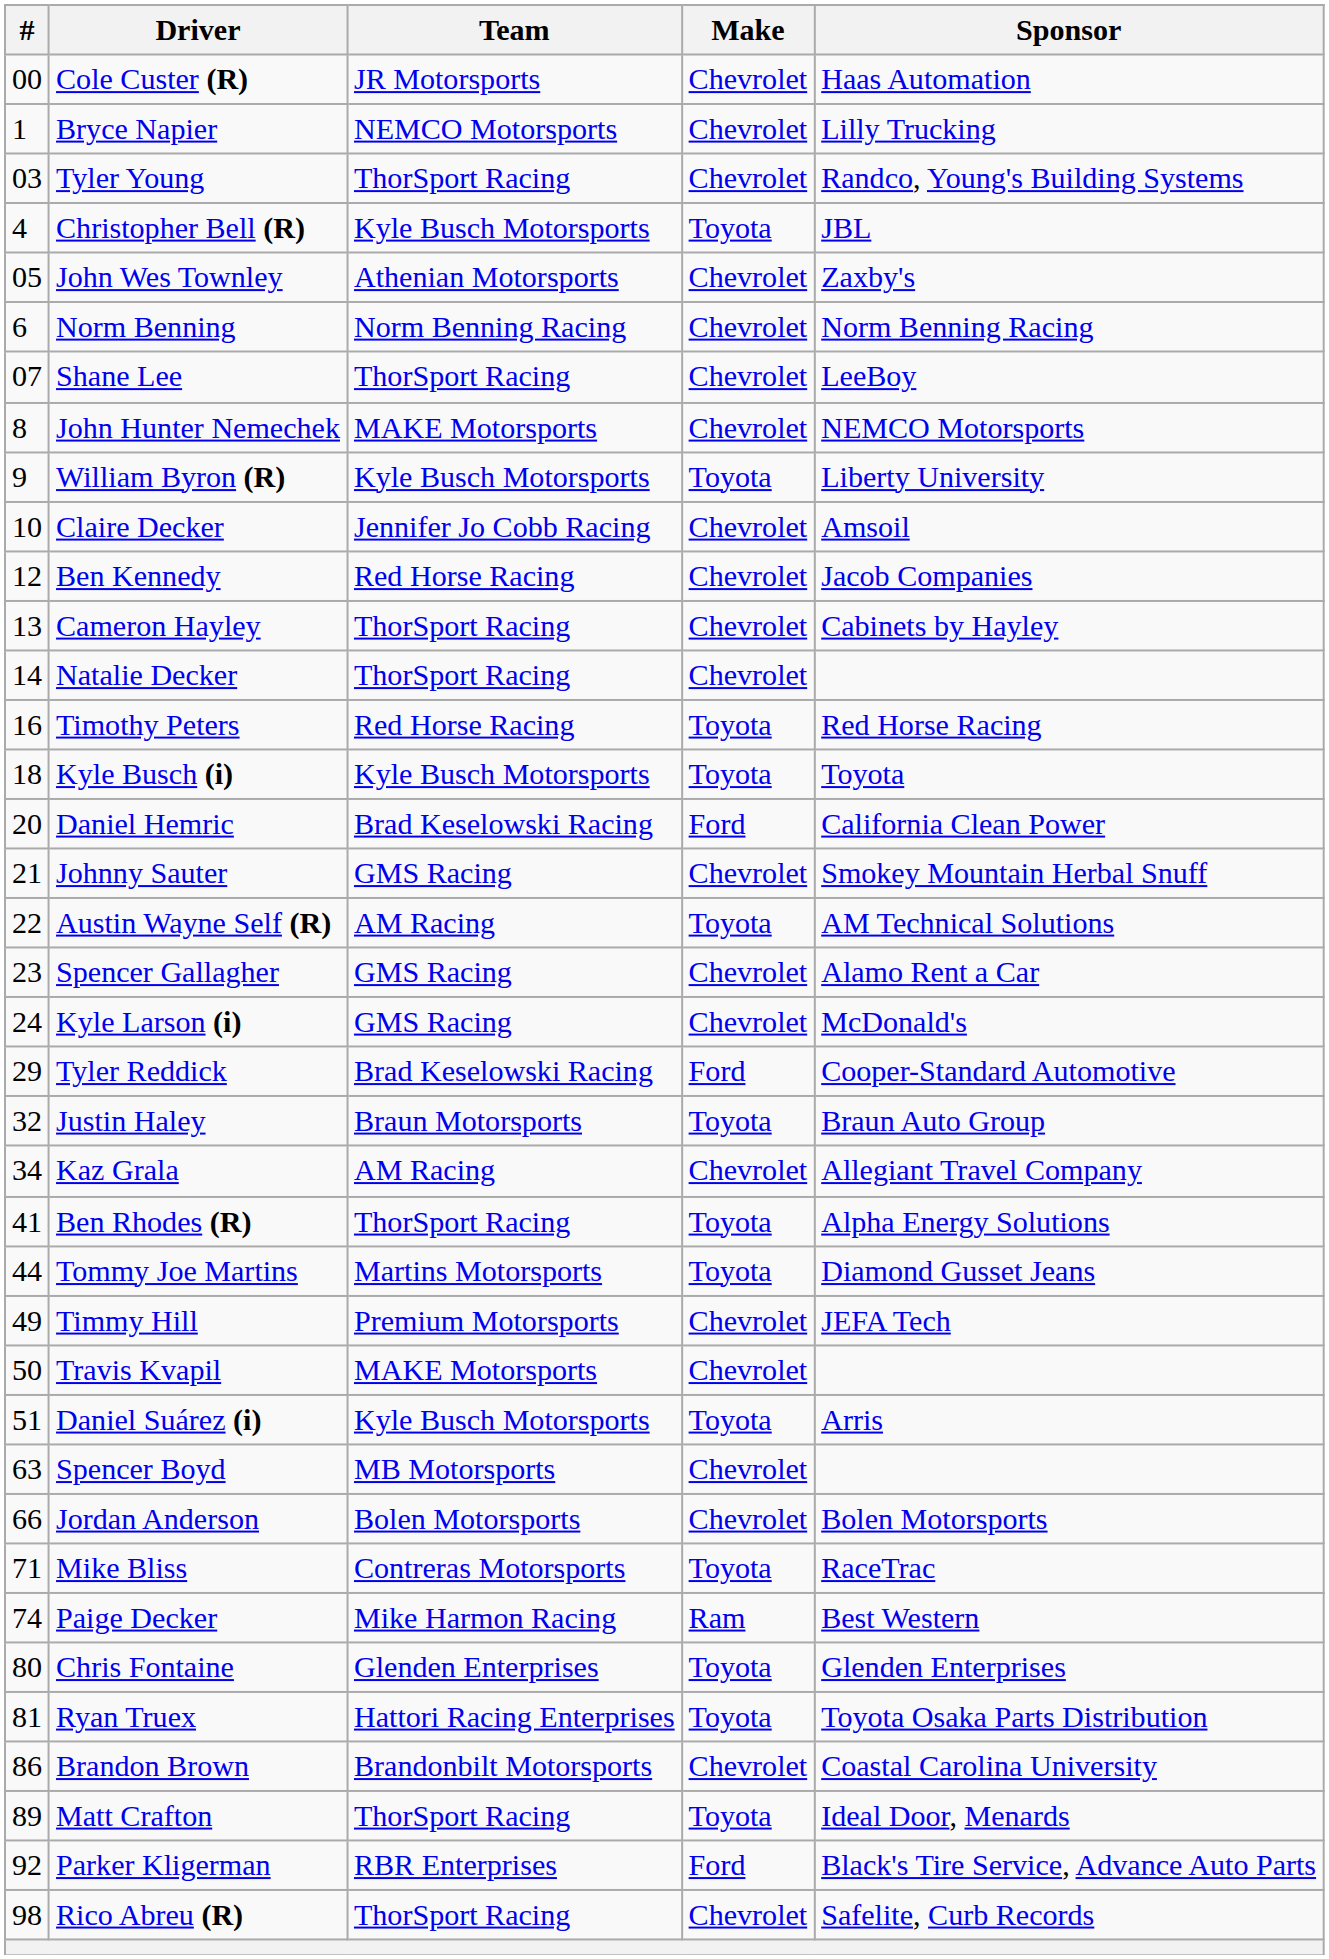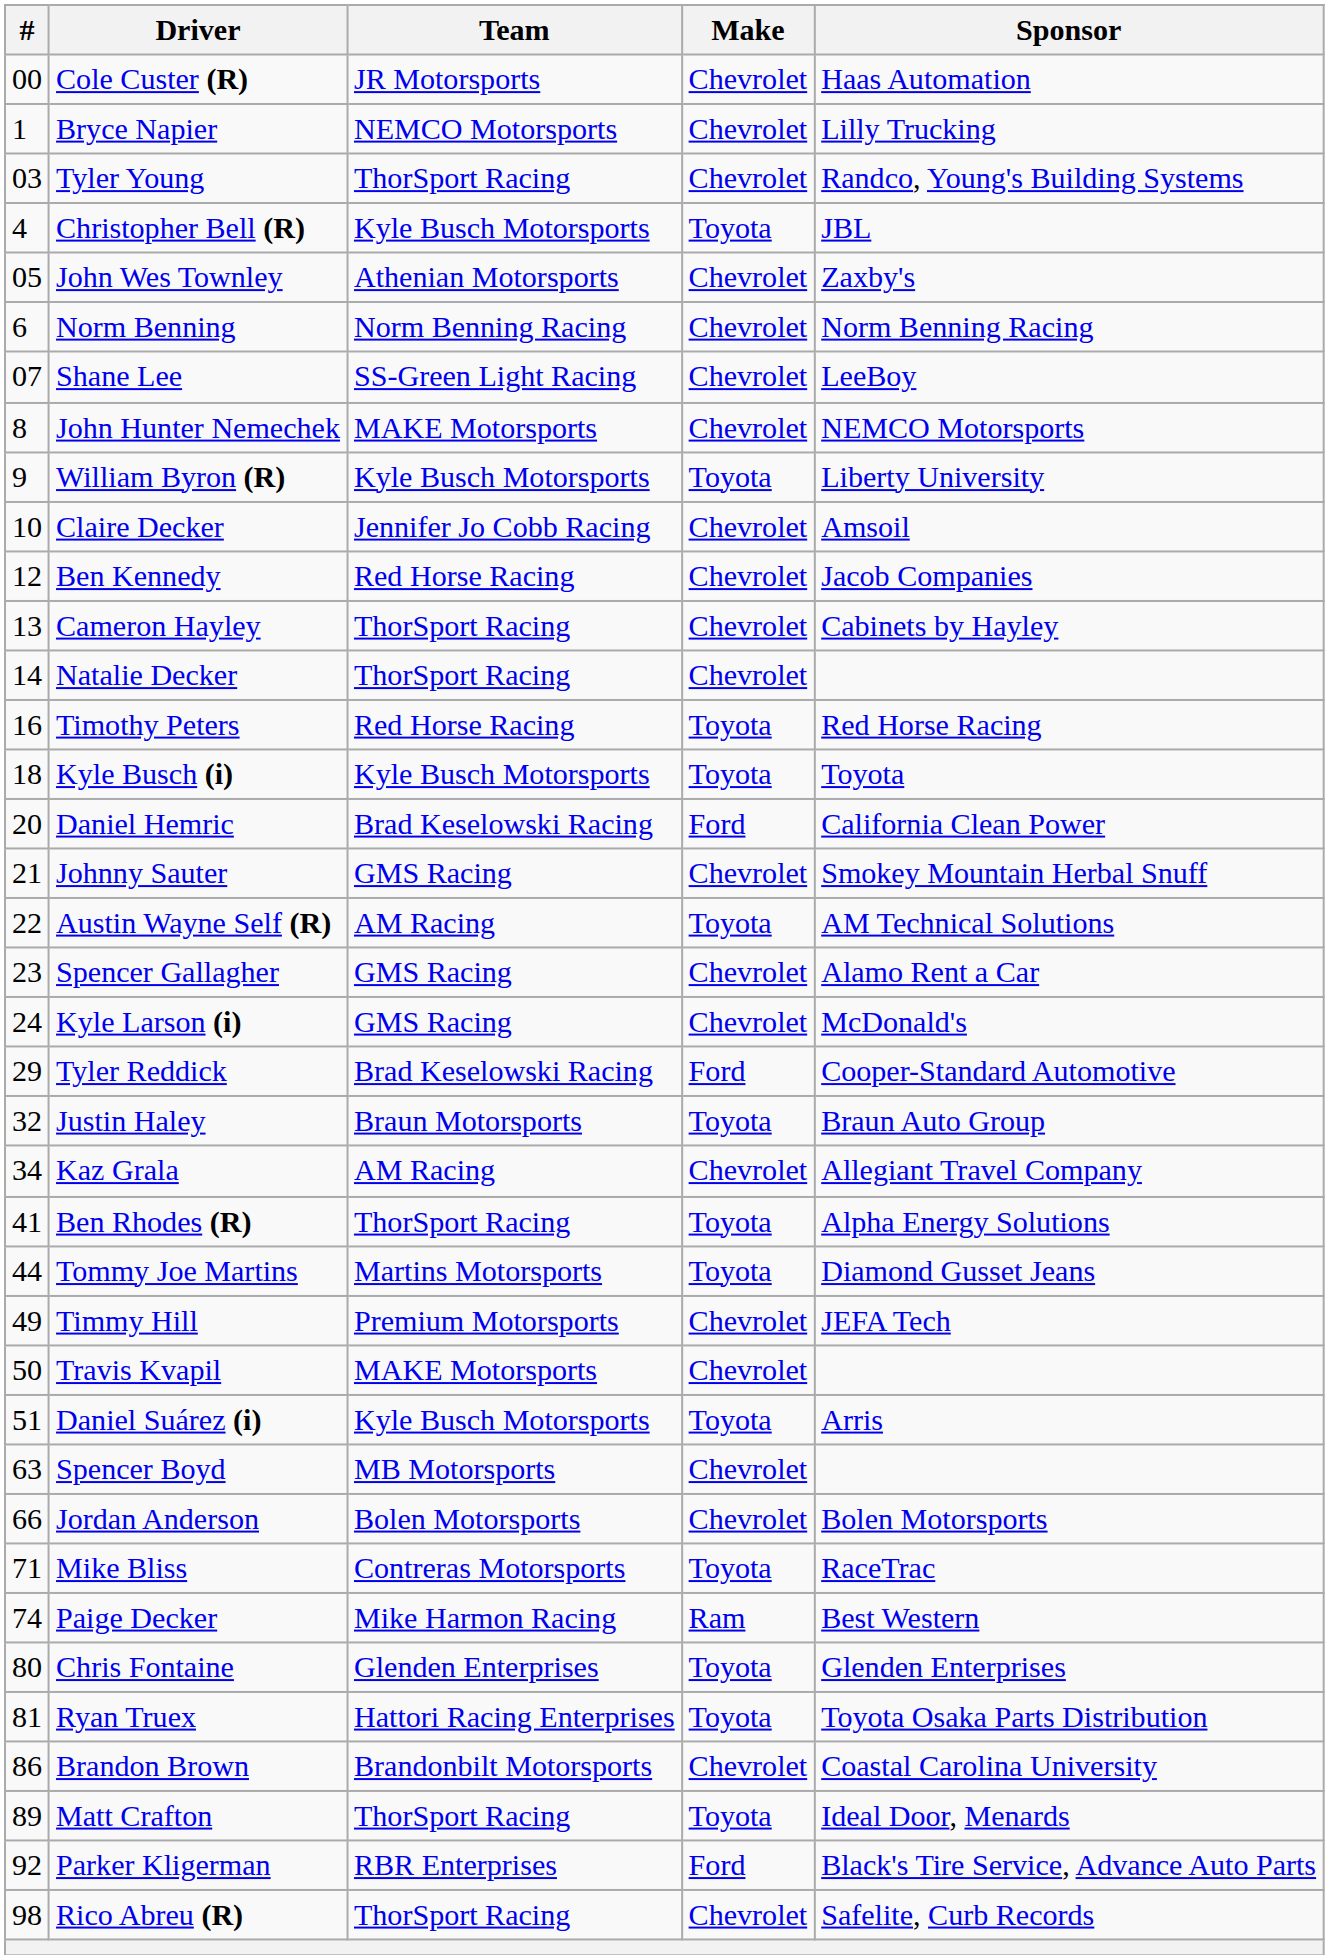(462, 376) ThorSport Racing -> (495, 376) SS-Green Light Racing
